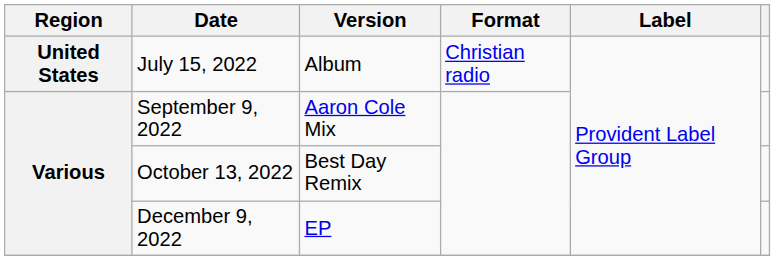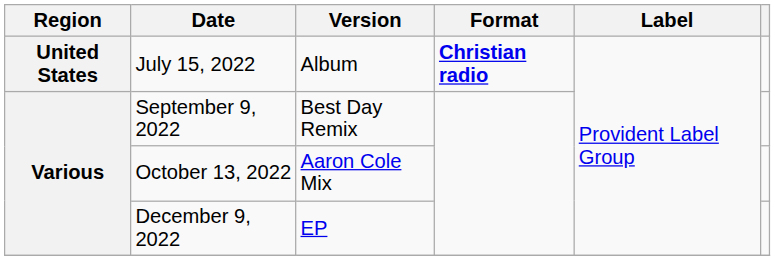(485, 63) normal -> (483, 63) bold
(355, 118) Aaron Cole Mix -> (341, 118) Best Day Remix
(345, 173) Best Day Remix -> (351, 173) Aaron Cole Mix
